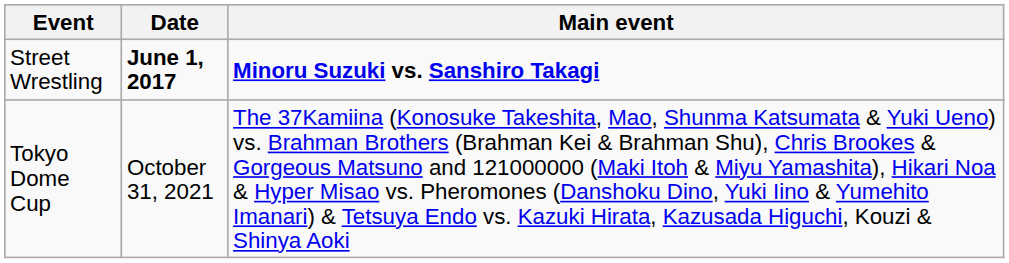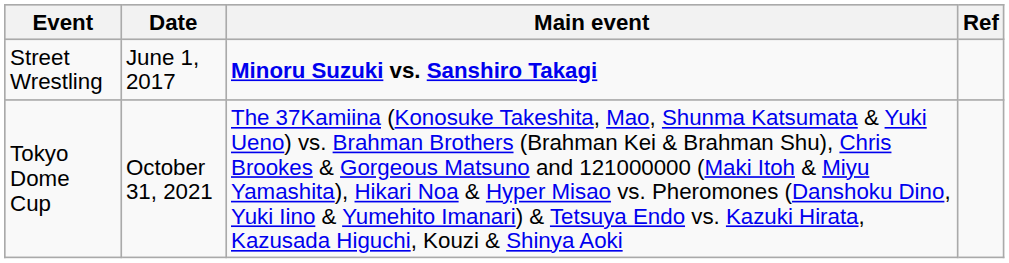+ column: (981, 22)
(165, 69) bold -> (163, 69) normal
